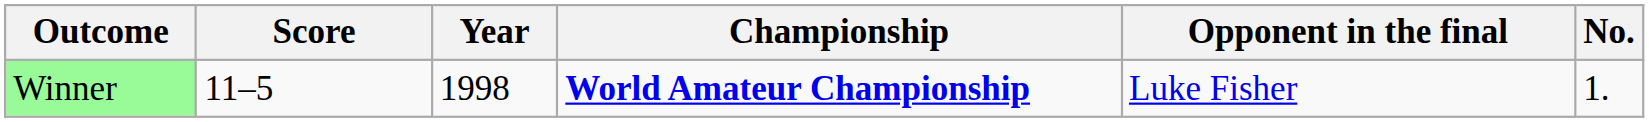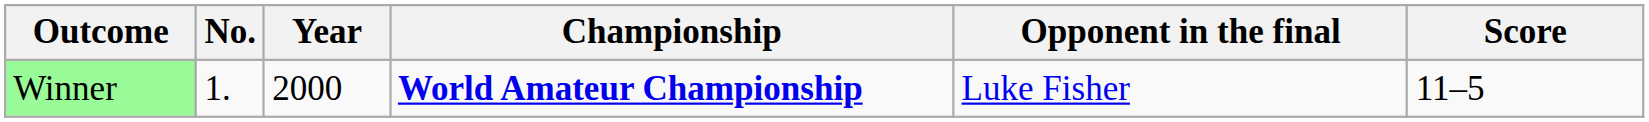columns swapped: (1609, 32) <-> (314, 32)
(475, 87) 1998 -> (307, 87) 2000
